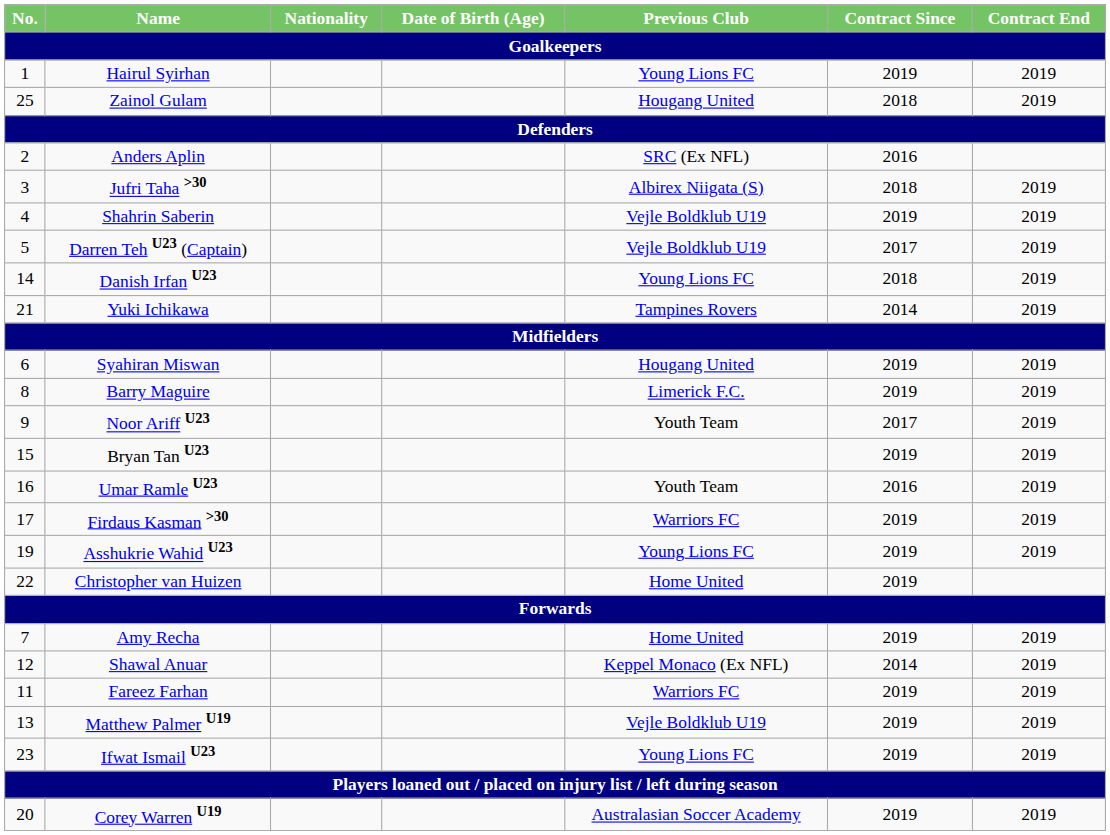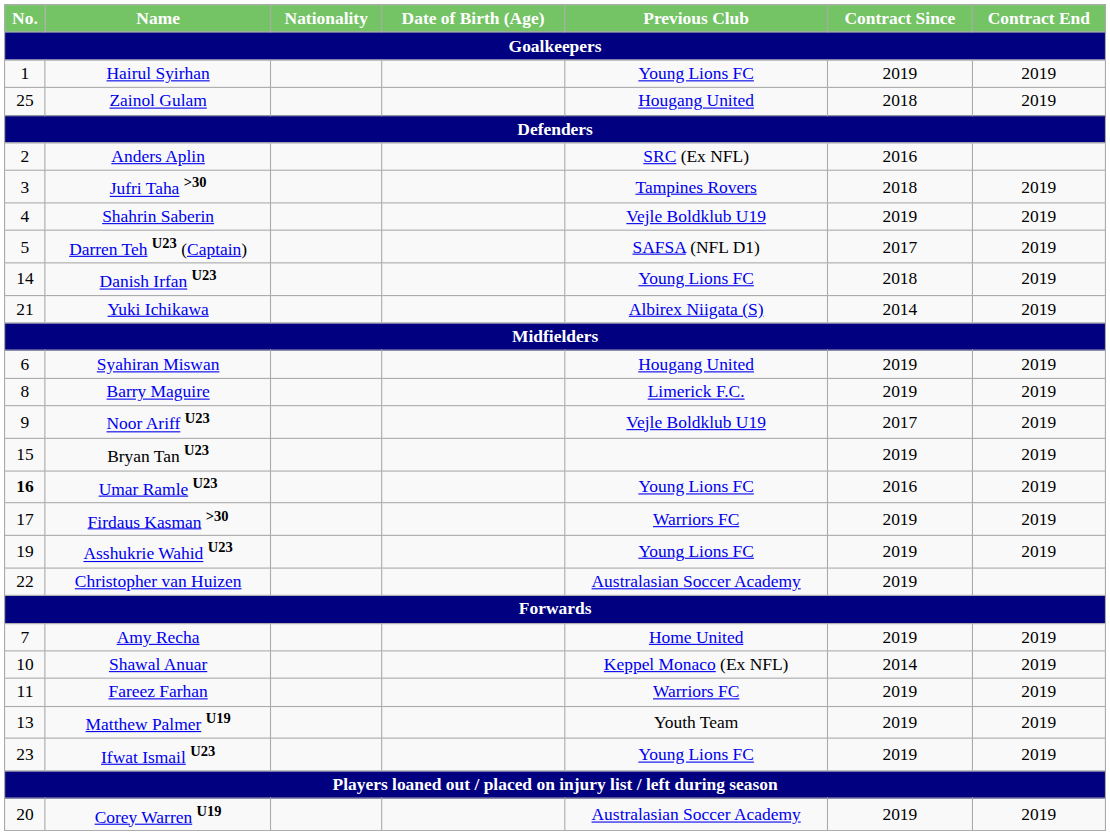(696, 186) Albirex Niigata (S) -> (696, 186) Tampines Rovers
(696, 246) Vejle Boldklub U19 -> (696, 246) SAFSA (NFL D1)
(696, 309) Tampines Rovers -> (696, 309) Albirex Niigata (S)
(696, 422) Youth Team -> (696, 422) Vejle Boldklub U19
(25, 486) normal -> (25, 486) bold
(696, 486) Youth Team -> (696, 486) Young Lions FC
(696, 581) Home United -> (696, 581) Australasian Soccer Academy
(25, 664) 12 -> (25, 664) 10
(696, 722) Vejle Boldklub U19 -> (696, 722) Youth Team
